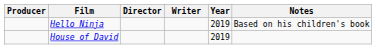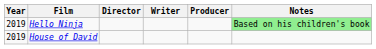columns swapped: (220, 11) <-> (26, 11)
(302, 24) no background -> (302, 24) lightgreen background
